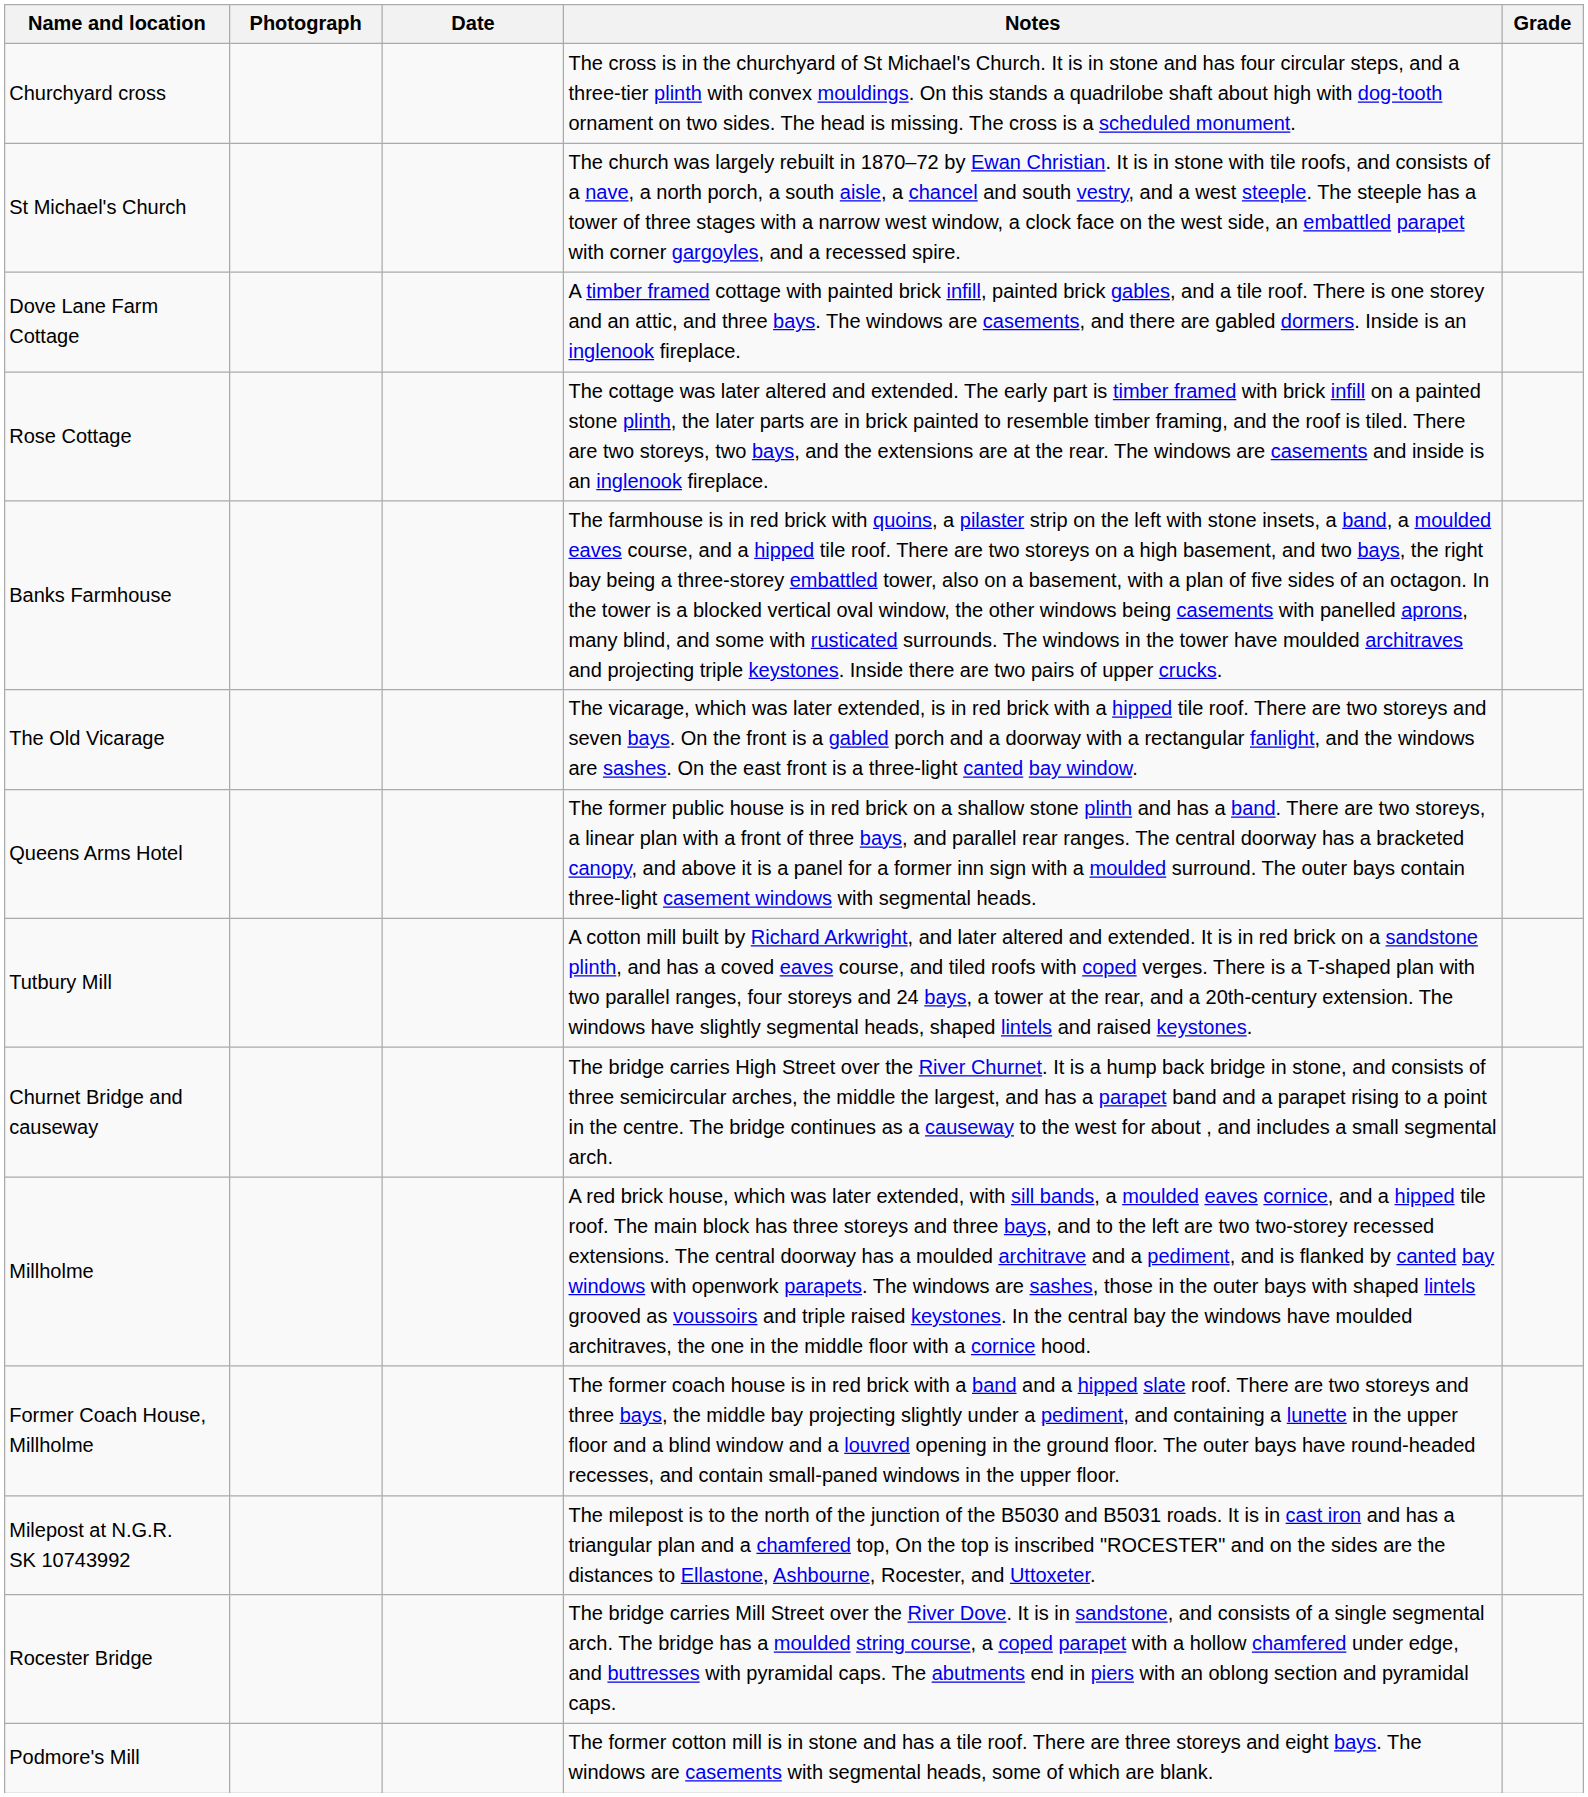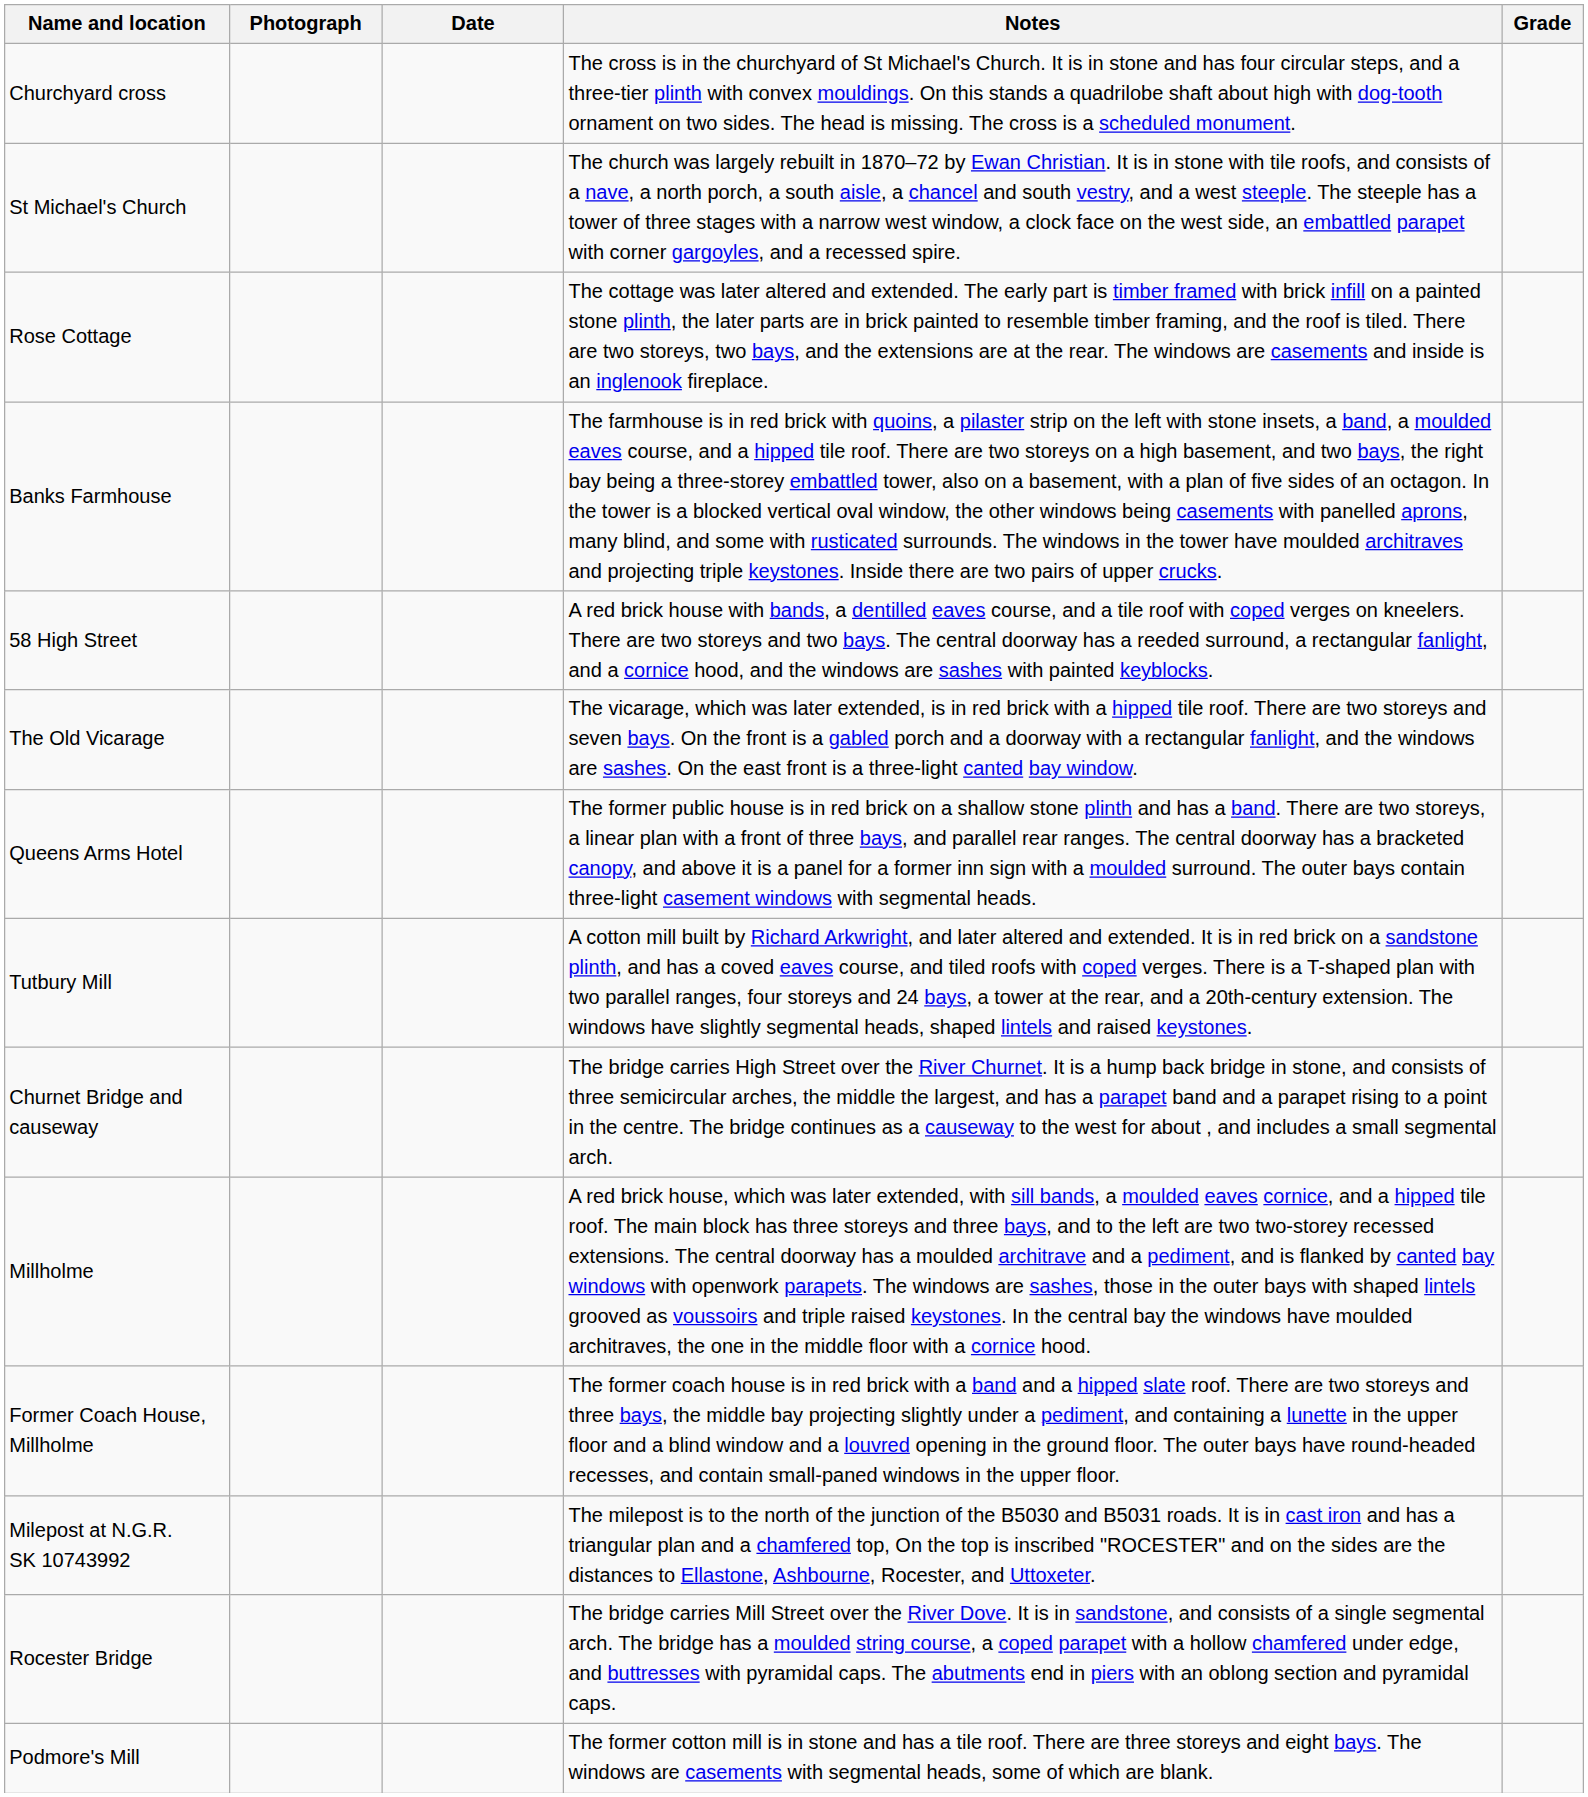- row: (84, 321)
+ row: (73, 640)
